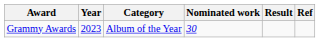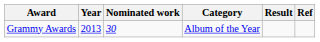columns swapped: (223, 12) <-> (144, 12)
(91, 28) 2023 -> (91, 28) 2013
